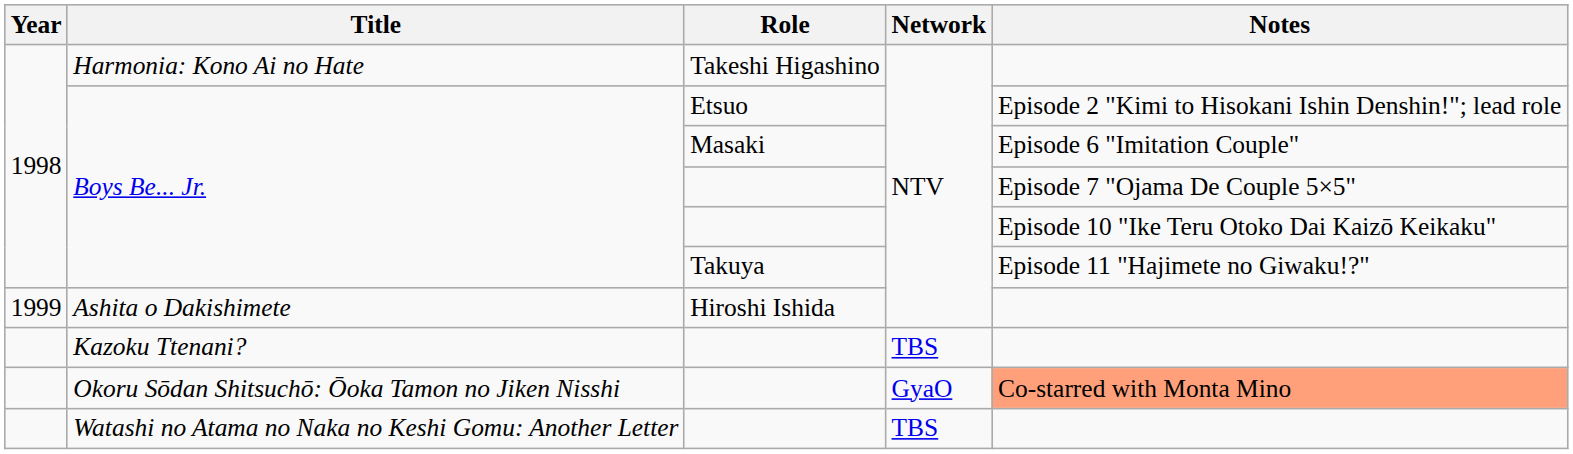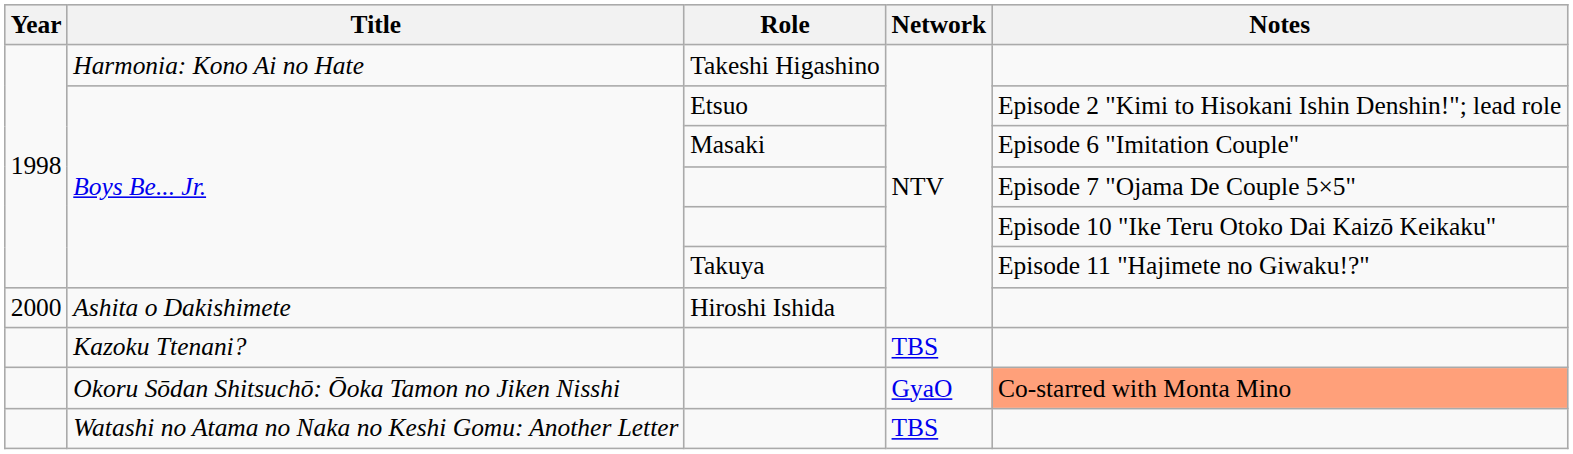(36, 307) 1999 -> (36, 307) 2000
